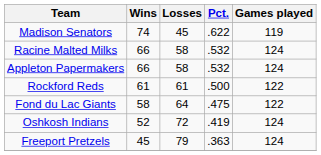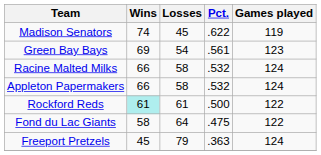+ row: (66, 50)
(143, 86) no background -> (143, 104) paleturquoise background
- row: (66, 123)
